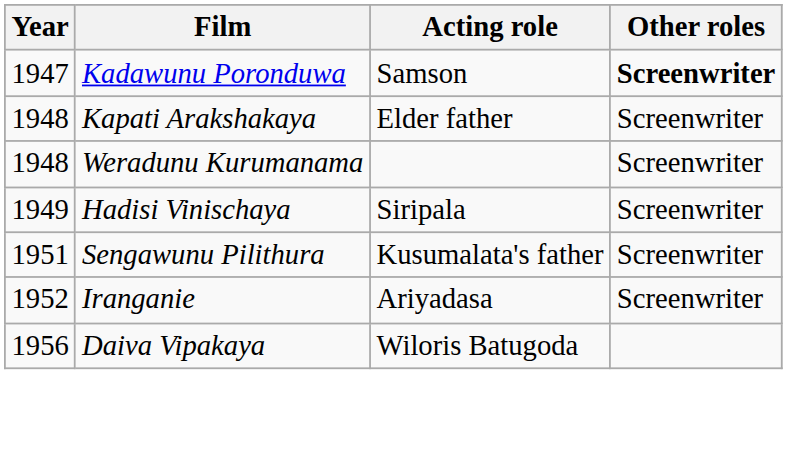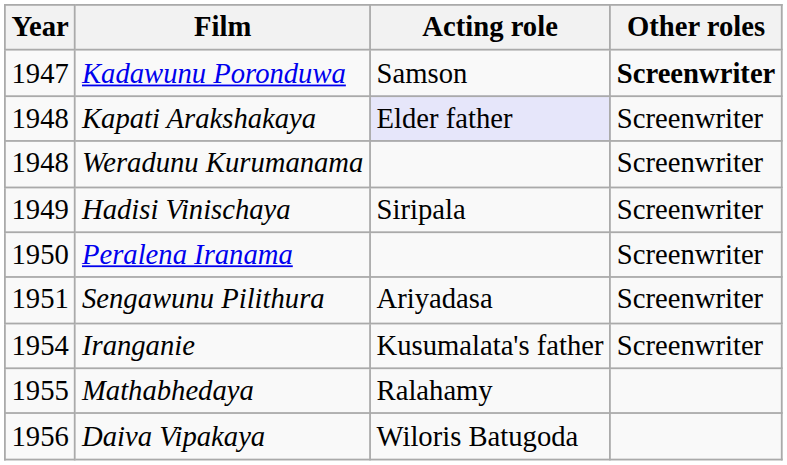(445, 118) no background -> (445, 118) lavender background
+ row: (187, 254)
(490, 254) Kusumalata's father -> (435, 299) Ariyadasa
(40, 299) 1952 -> (40, 345) 1954
(435, 299) Ariyadasa -> (490, 345) Kusumalata's father
+ row: (168, 390)
